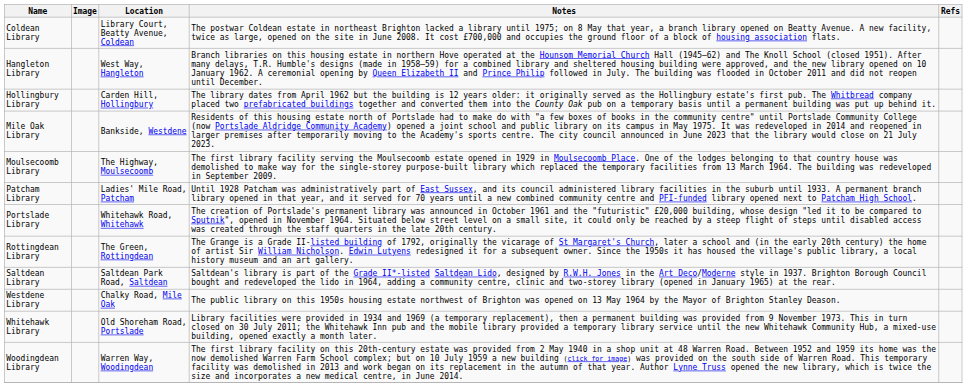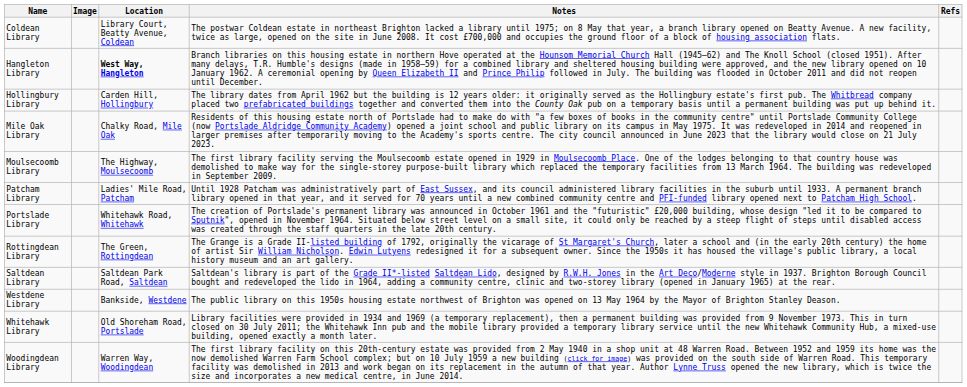(122, 69) normal -> (122, 69) bold
(144, 131) Bankside, Westdene -> (141, 131) Chalky Road, Mile Oak
(141, 300) Chalky Road, Mile Oak -> (144, 300) Bankside, Westdene
